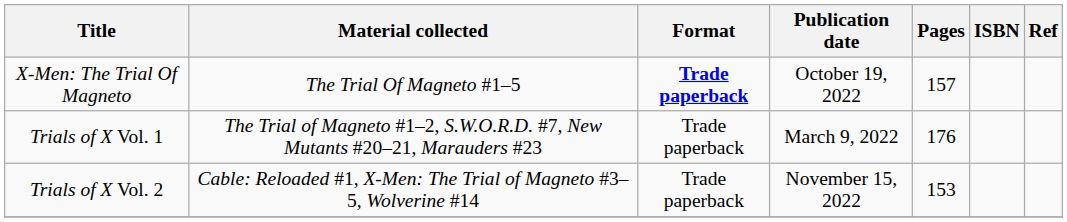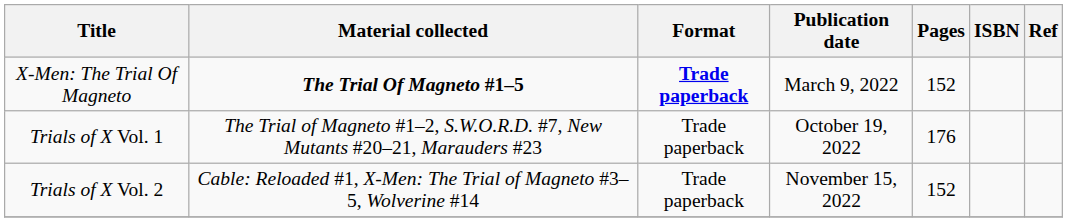(413, 83) normal -> (413, 83) bold
(841, 83) October 19, 2022 -> (841, 83) March 9, 2022
(941, 83) 157 -> (941, 83) 152
(841, 136) March 9, 2022 -> (841, 136) October 19, 2022
(941, 189) 153 -> (941, 189) 152
